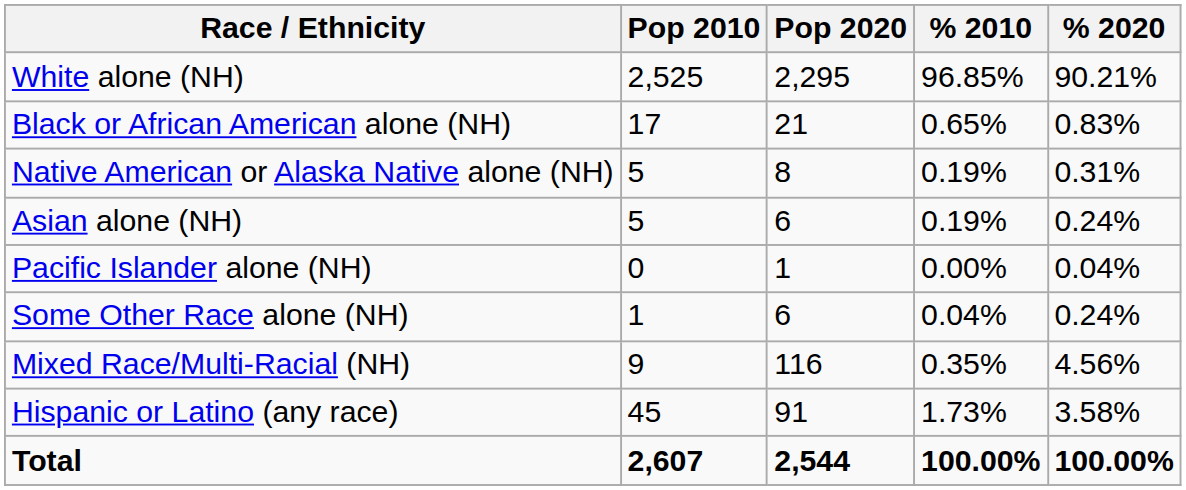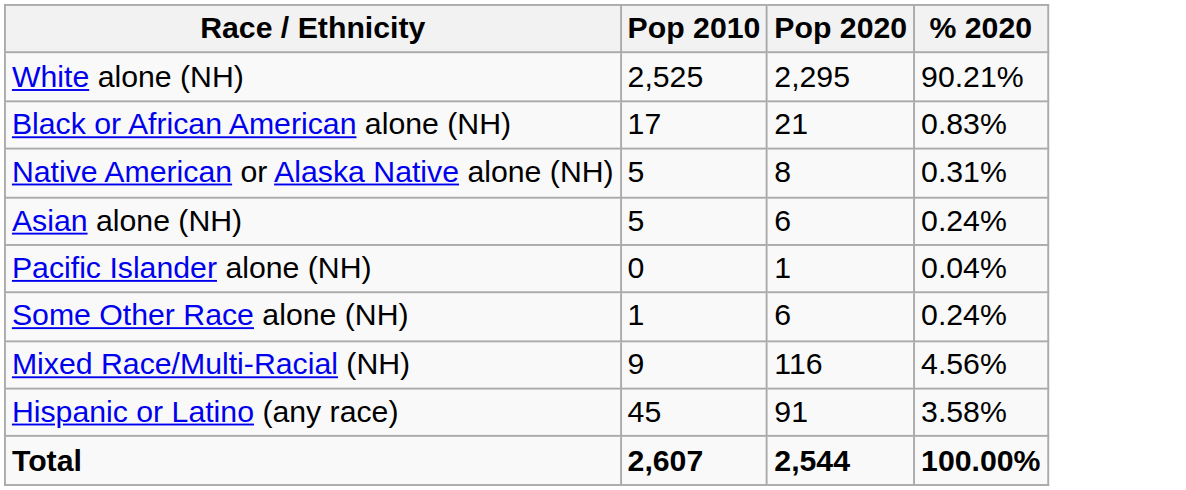- column: (981, 28)
